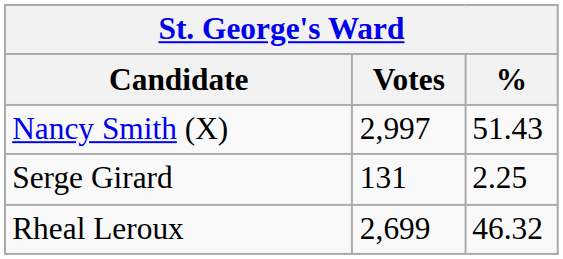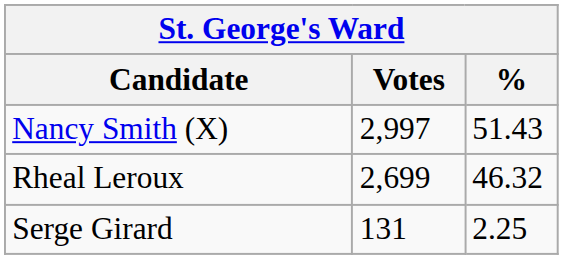rows swapped: (98, 228) <-> (92, 178)
